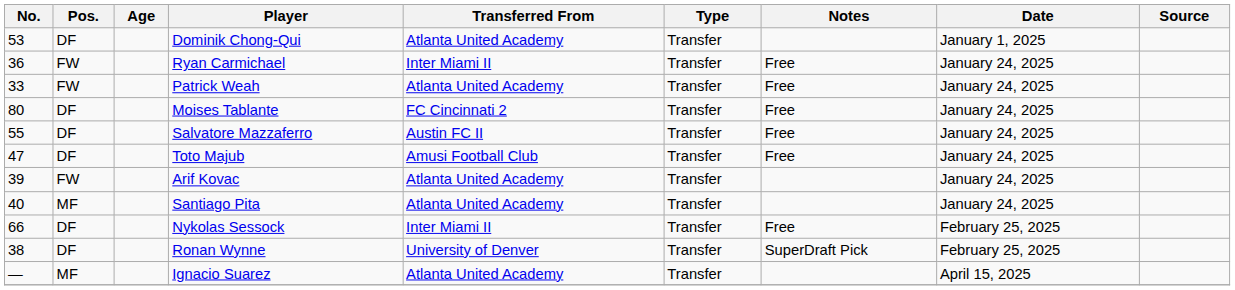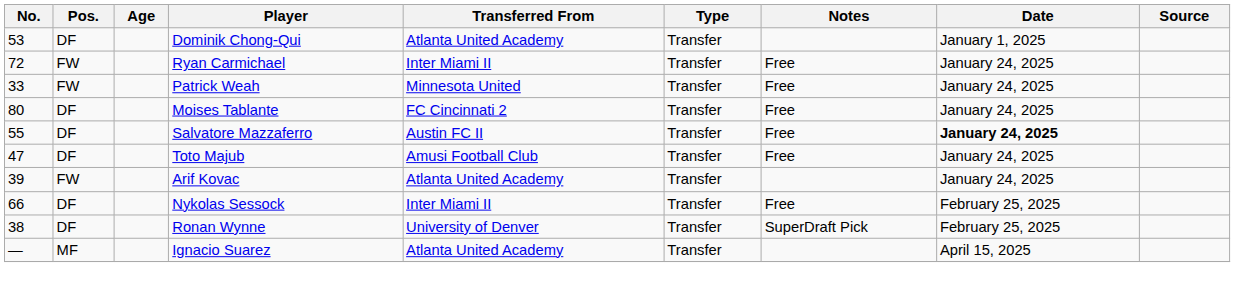(16, 63) 36 -> (16, 63) 72
(485, 86) Atlanta United Academy -> (463, 86) Minnesota United
(997, 133) normal -> (999, 133) bold
- row: (216, 203)
